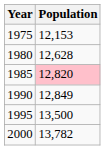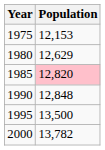(56, 54) 12,628 -> (56, 54) 12,629
(56, 94) 12,849 -> (56, 94) 12,848
